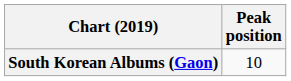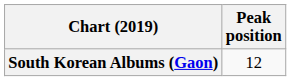(254, 62) 10 -> (254, 62) 12
